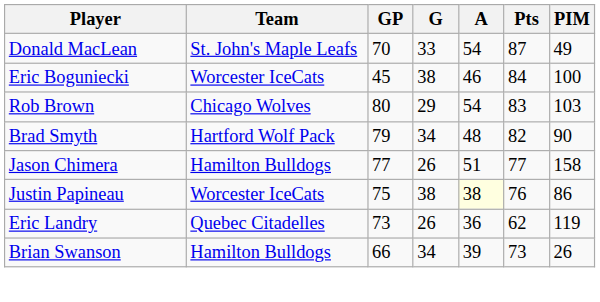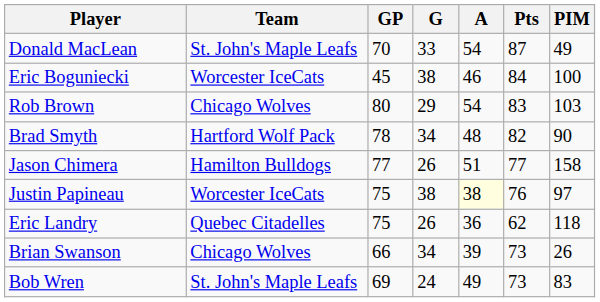(381, 135) 79 -> (381, 135) 78
(563, 194) 86 -> (563, 194) 97
(381, 223) 73 -> (381, 223) 75
(567, 223) 119 -> (567, 223) 118
(261, 252) Hamilton Bulldogs -> (251, 252) Chicago Wolves
+ row: (46, 281)
